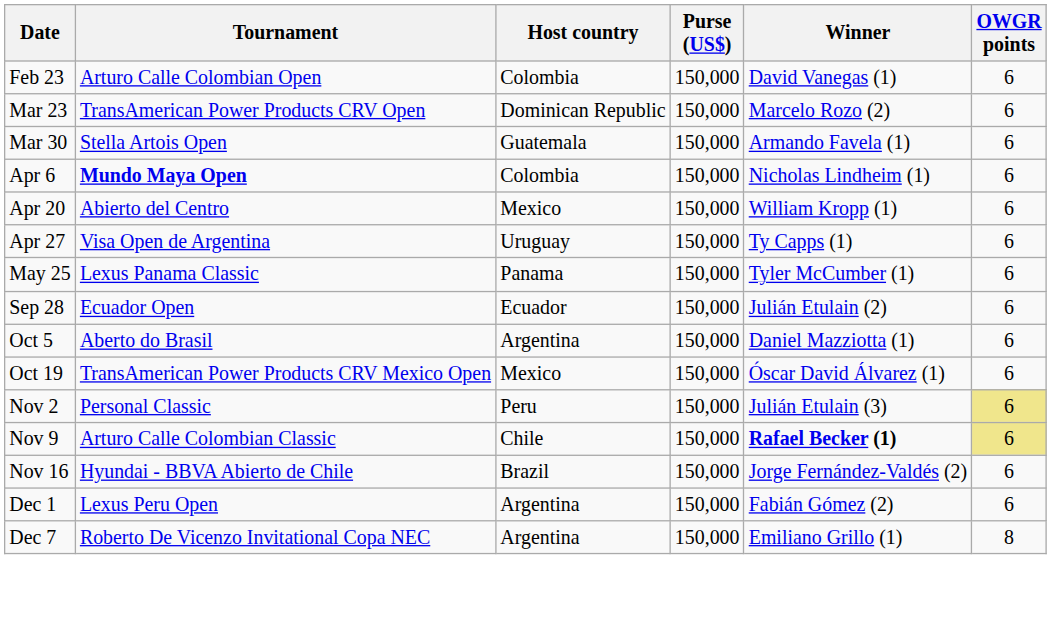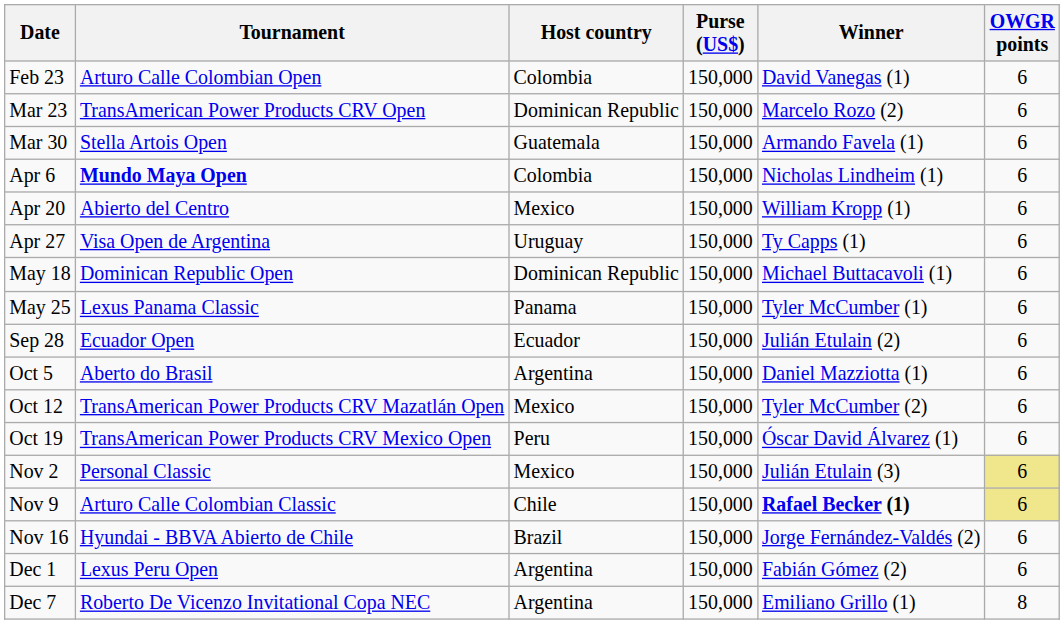+ row: (40, 274)
+ row: (36, 405)
(531, 373) Mexico -> (532, 438) Peru
(519, 405) Peru -> (544, 471) Mexico
